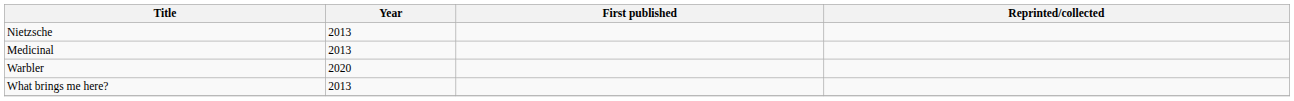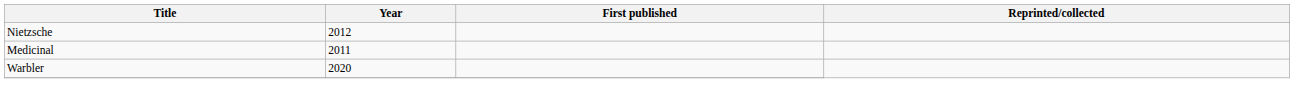(340, 31) 2013 -> (340, 31) 2012
(340, 50) 2013 -> (340, 50) 2011
- row: (58, 86)
